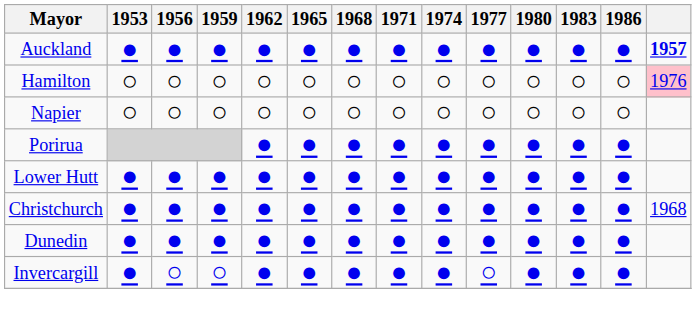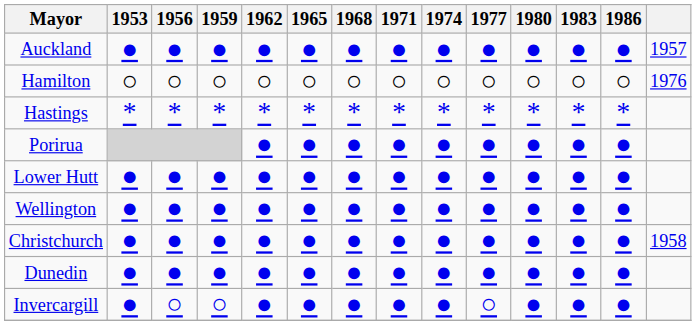(668, 49) bold -> (668, 49) normal
(668, 81) pink background -> (668, 81) no background
- row: (56, 113)
+ row: (56, 113)
+ row: (56, 208)
(668, 208) 1968 -> (668, 240) 1958
